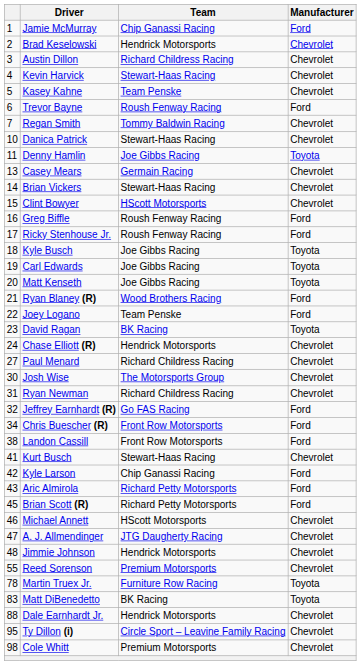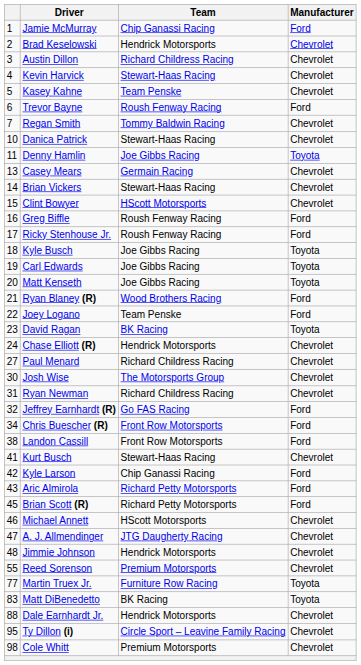(12, 584) 78 -> (12, 584) 77
